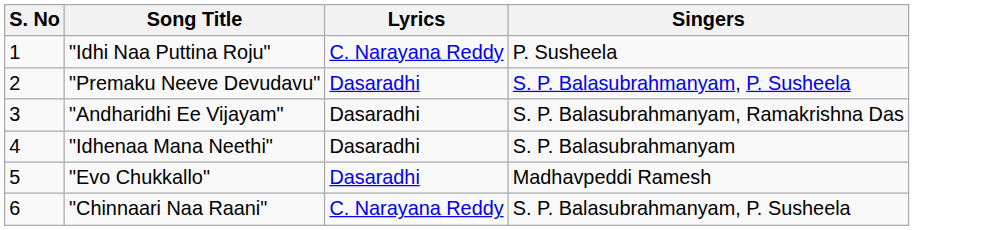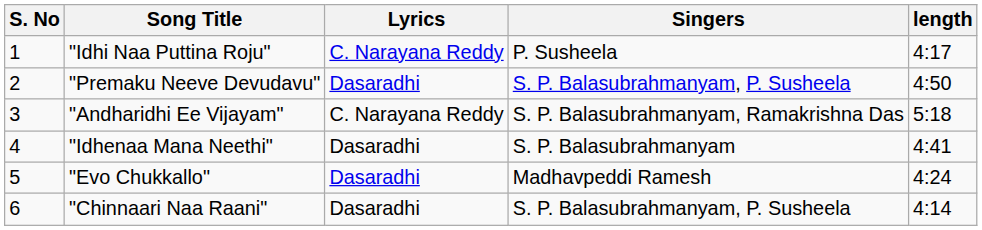+ column: (943, 20)
(375, 114) Dasaradhi -> (417, 114) C. Narayana Reddy
(417, 209) C. Narayana Reddy -> (375, 209) Dasaradhi
